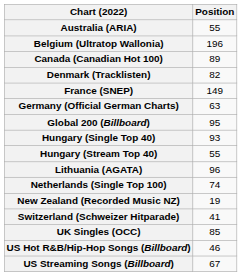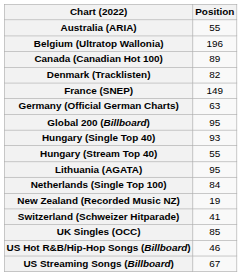(215, 169) 96 -> (215, 169) 95
(215, 185) 74 -> (215, 185) 84
